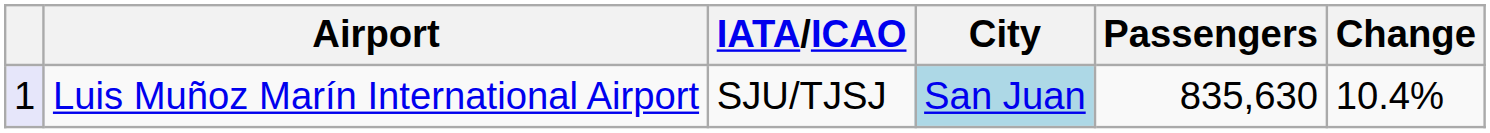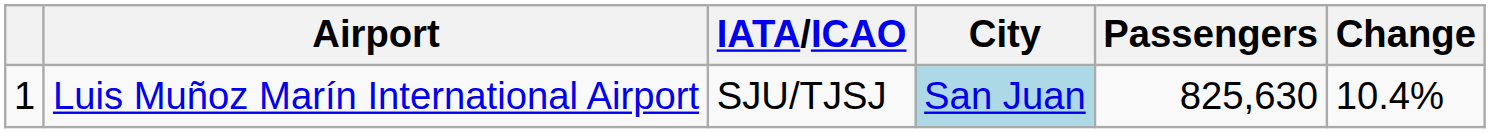(25, 95) lavender background -> (25, 95) no background
(1249, 95) 835,630 -> (1249, 95) 825,630
